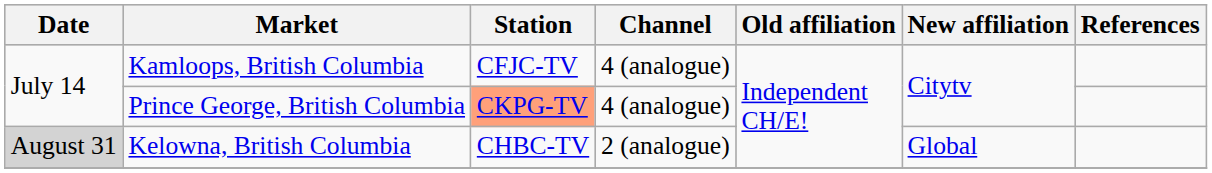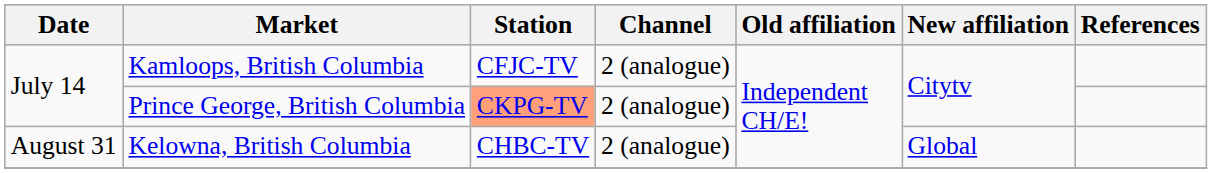(665, 65) 4 (analogue) -> (665, 65) 2 (analogue)
(665, 106) 4 (analogue) -> (665, 106) 2 (analogue)
(64, 146) lightgrey background -> (64, 146) no background
